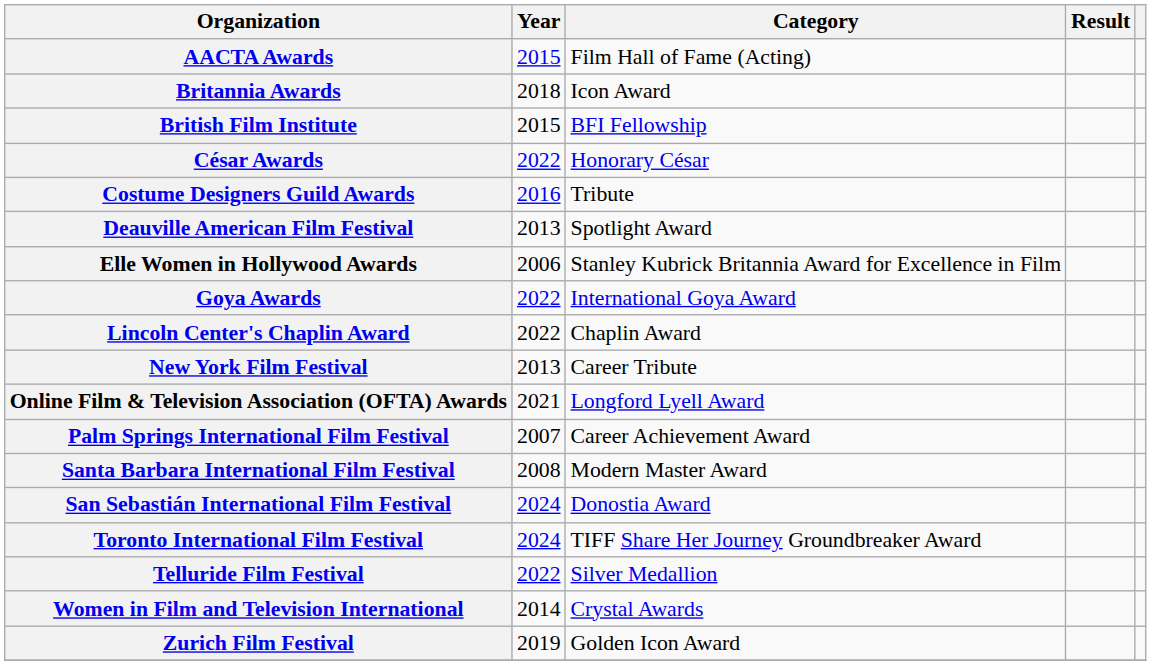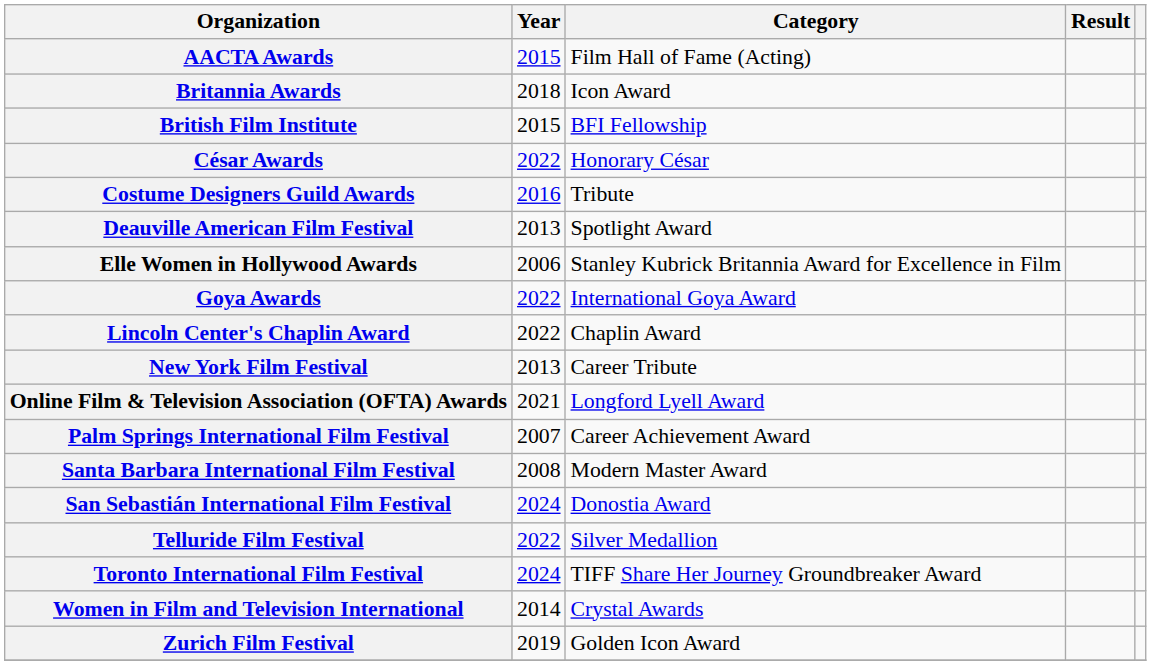rows swapped: (258, 573) <-> (258, 539)
